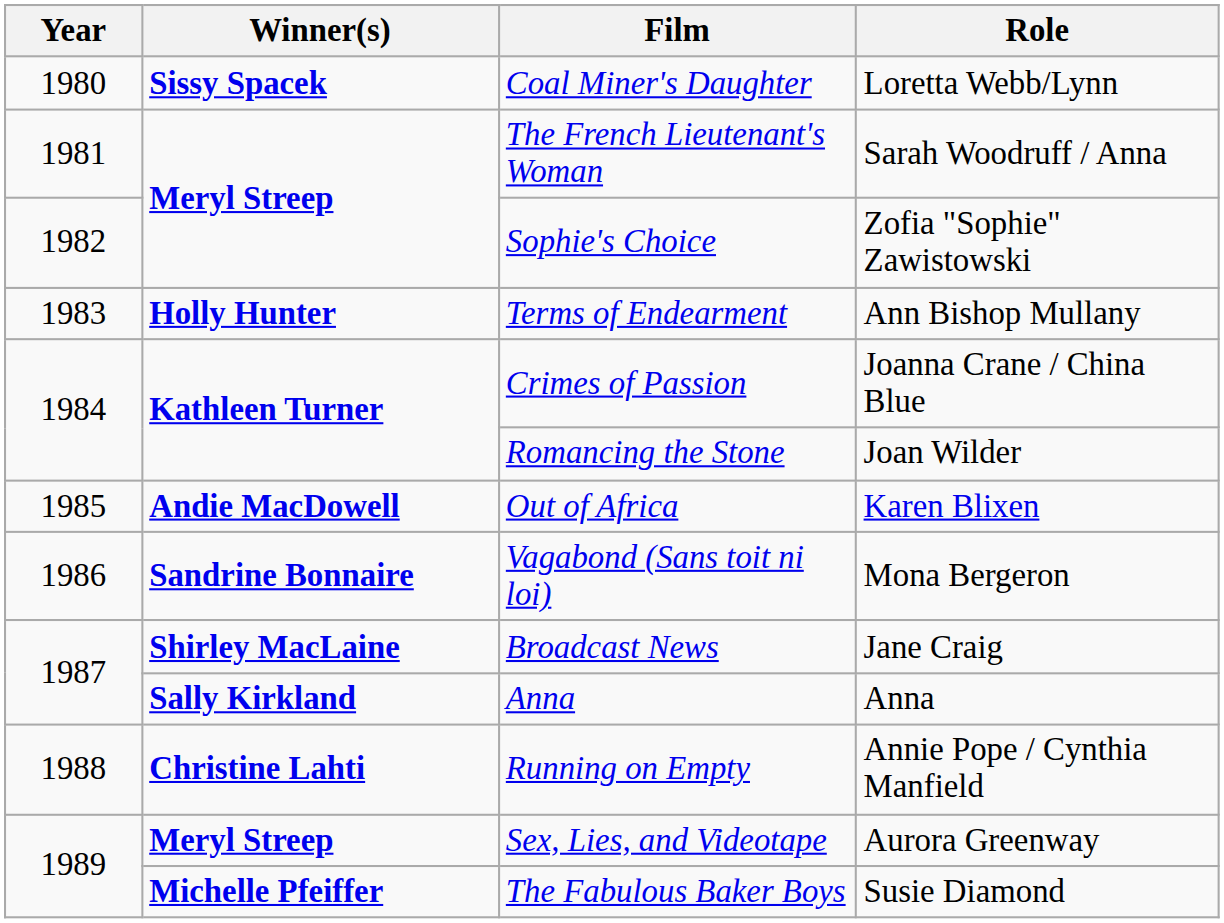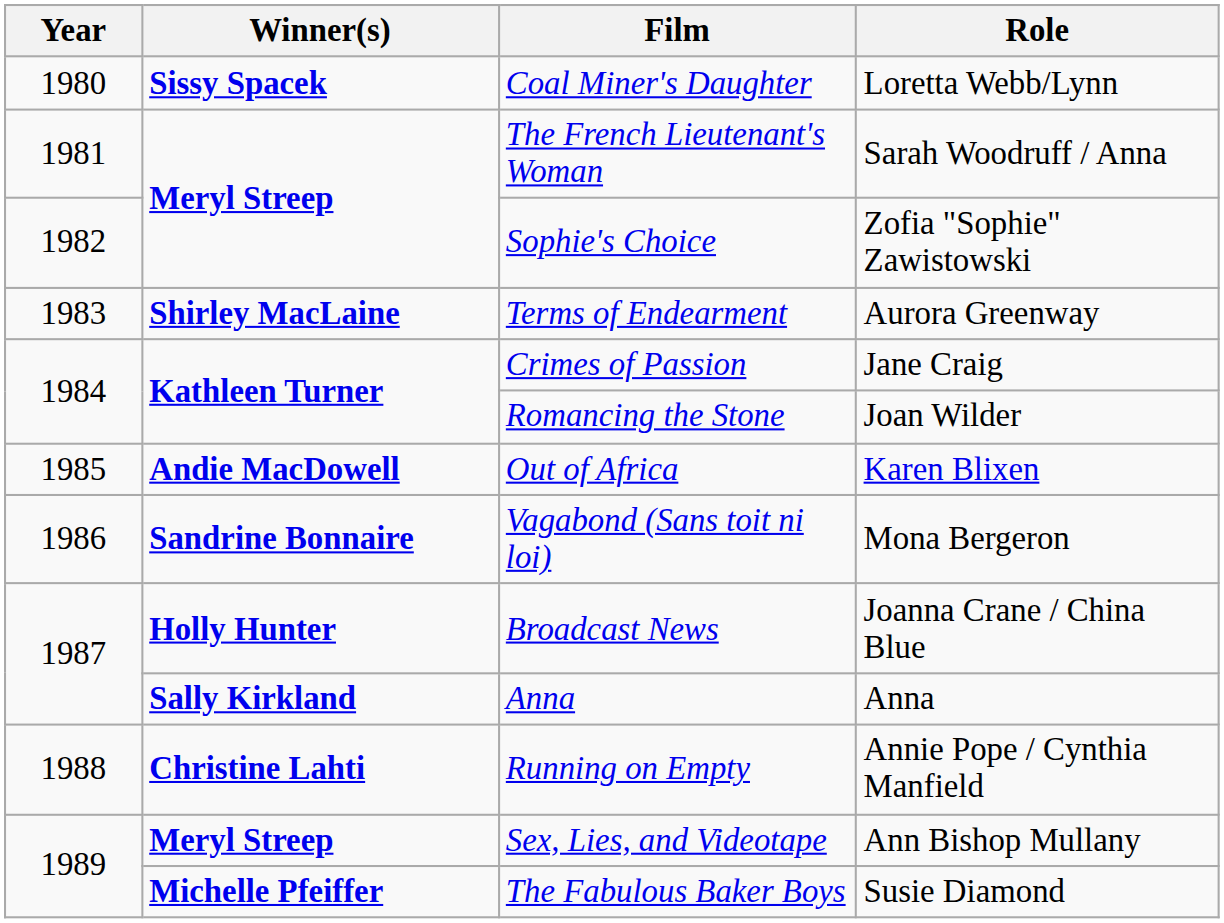(243, 312) Holly Hunter -> (274, 312) Shirley MacLaine
(1002, 312) Ann Bishop Mullany -> (982, 312) Aurora Greenway
(1004, 382) Joanna Crane / China Blue -> (933, 364) Jane Craig
(274, 646) Shirley MacLaine -> (243, 627) Holly Hunter
(933, 646) Jane Craig -> (1004, 627) Joanna Crane / China Blue
(982, 839) Aurora Greenway -> (1002, 839) Ann Bishop Mullany
